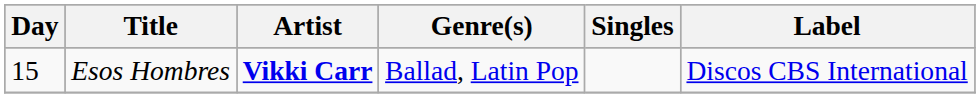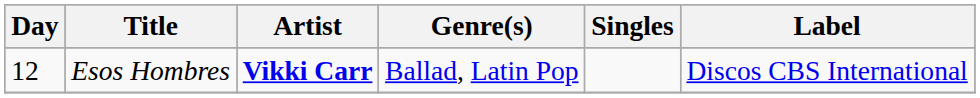(25, 69) 15 -> (25, 69) 12
